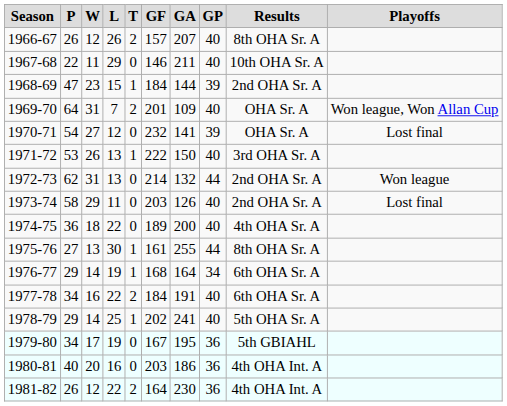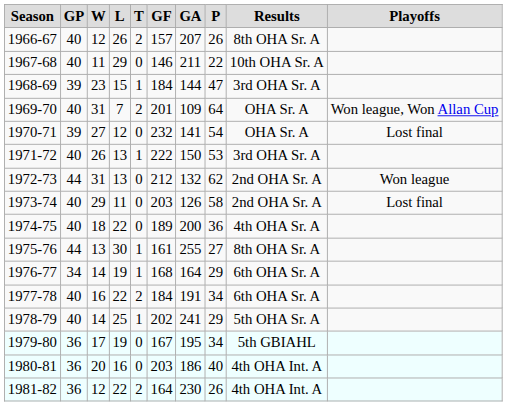columns swapped: (213, 16) <-> (71, 16)
(277, 86) 2nd OHA Sr. A -> (277, 86) 3rd OHA Sr. A
(156, 179) 214 -> (162, 179) 212
